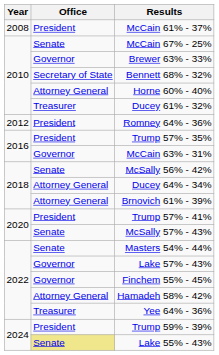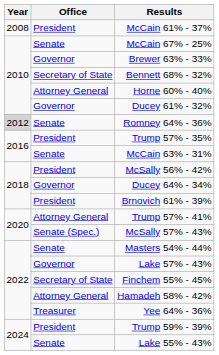(55, 106) Treasurer -> (54, 106) Governor
(18, 122) no background -> (18, 122) lightgrey background
(54, 122) President -> (49, 122) Senate
(54, 153) Governor -> (49, 153) Senate
(49, 169) Senate -> (54, 169) President
(71, 185) Attorney General -> (54, 185) Governor
(71, 201) Attorney General -> (54, 201) President
(54, 216) President -> (71, 216) Attorney General
(49, 232) Senate -> (66, 232) Senate (Spec.)
(54, 279) Governor -> (73, 279) Secretary of State
(49, 342) khaki background -> (49, 342) no background
